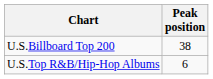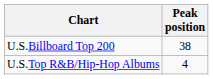(185, 64) 6 -> (185, 64) 4
